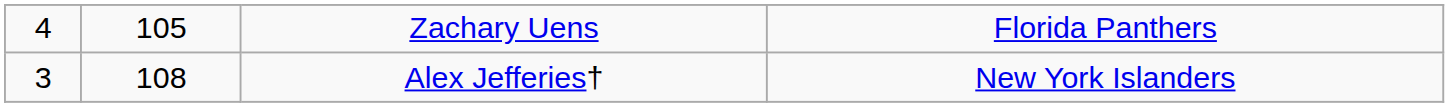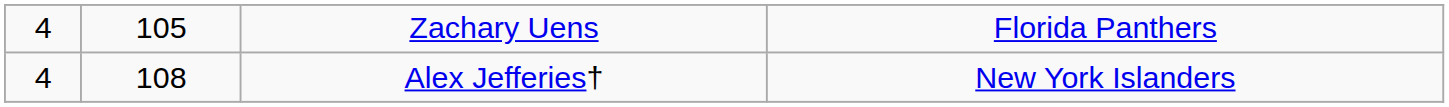(43, 76) 3 -> (43, 76) 4
